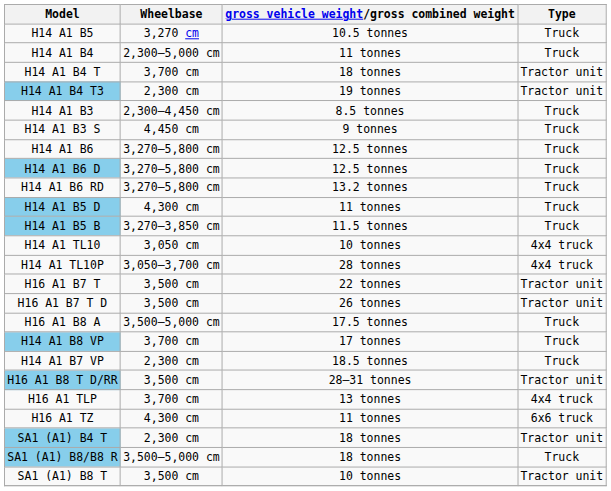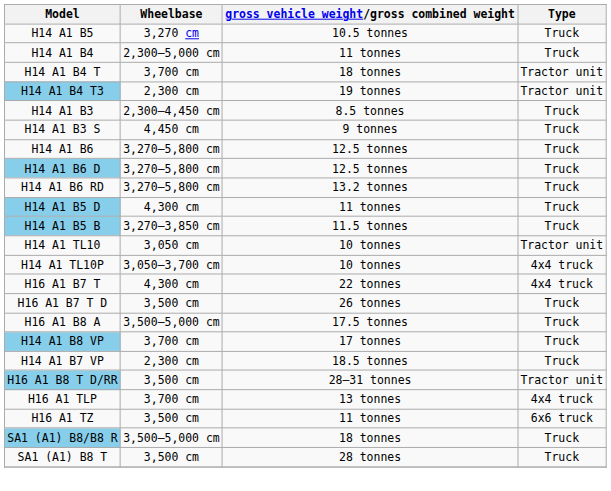(562, 245) 4x4 truck -> (562, 245) Tractor unit
(370, 264) 28 tonnes -> (370, 264) 10 tonnes
(171, 283) 3,500 cm -> (171, 283) 4,300 cm
(562, 283) Tractor unit -> (562, 283) 4x4 truck
(562, 303) Tractor unit -> (562, 303) Truck
(171, 418) 4,300 cm -> (171, 418) 3,500 cm
- row: (62, 438)
(370, 476) 10 tonnes -> (370, 457) 28 tonnes
(562, 476) Tractor unit -> (562, 457) Truck
